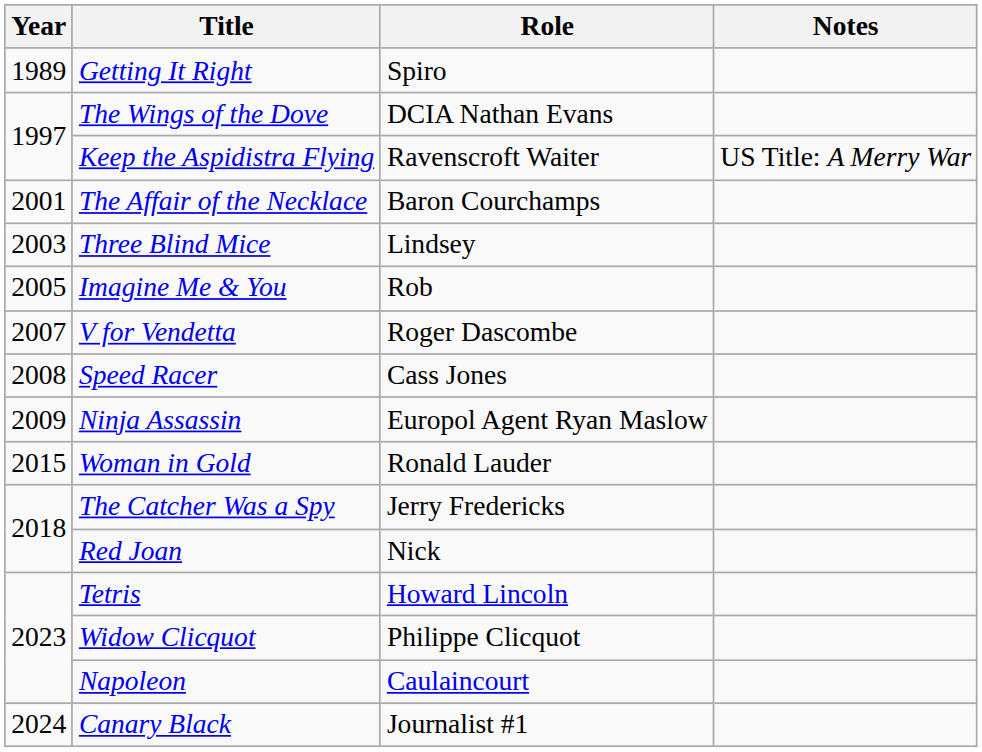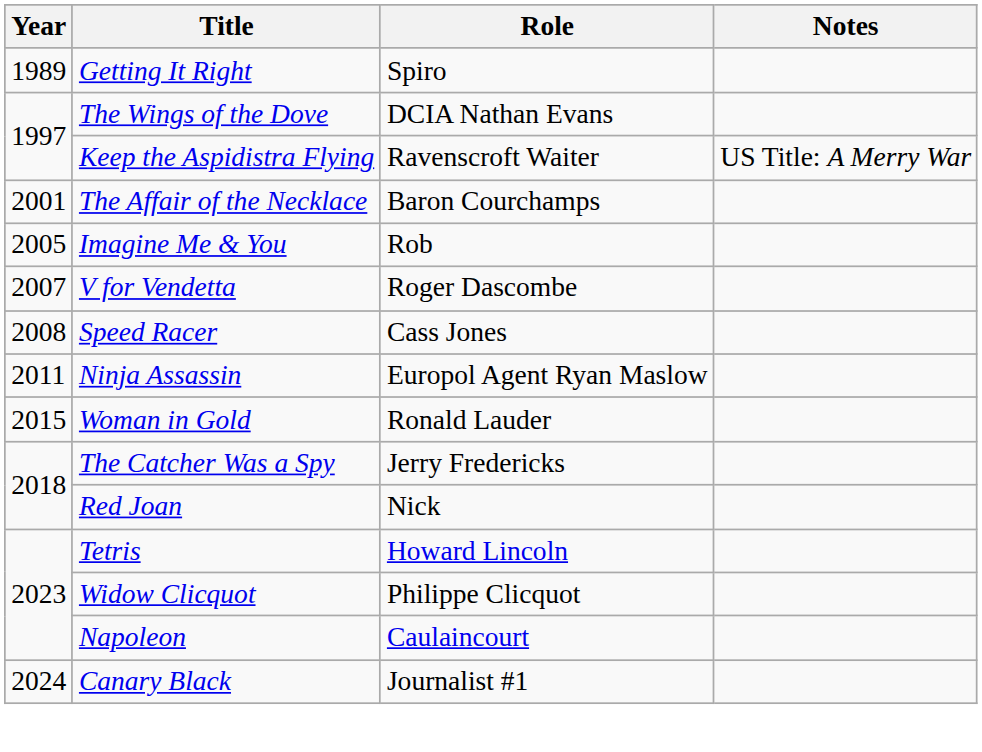- row: (175, 244)
(39, 419) 2009 -> (38, 375) 2011
